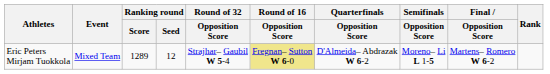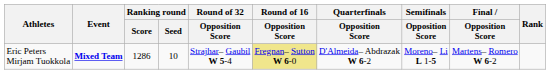(97, 56) normal -> (98, 56) bold
(139, 56) 1289 -> (142, 56) 1286
(171, 56) 12 -> (173, 56) 10
